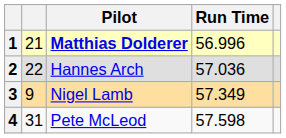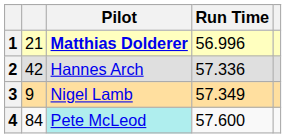(34, 69) 22 -> (34, 69) 42
(220, 69) 57.036 -> (220, 69) 57.336
(34, 121) 31 -> (34, 121) 84
(98, 121) no background -> (98, 121) paleturquoise background
(220, 121) 57.598 -> (220, 121) 57.600
